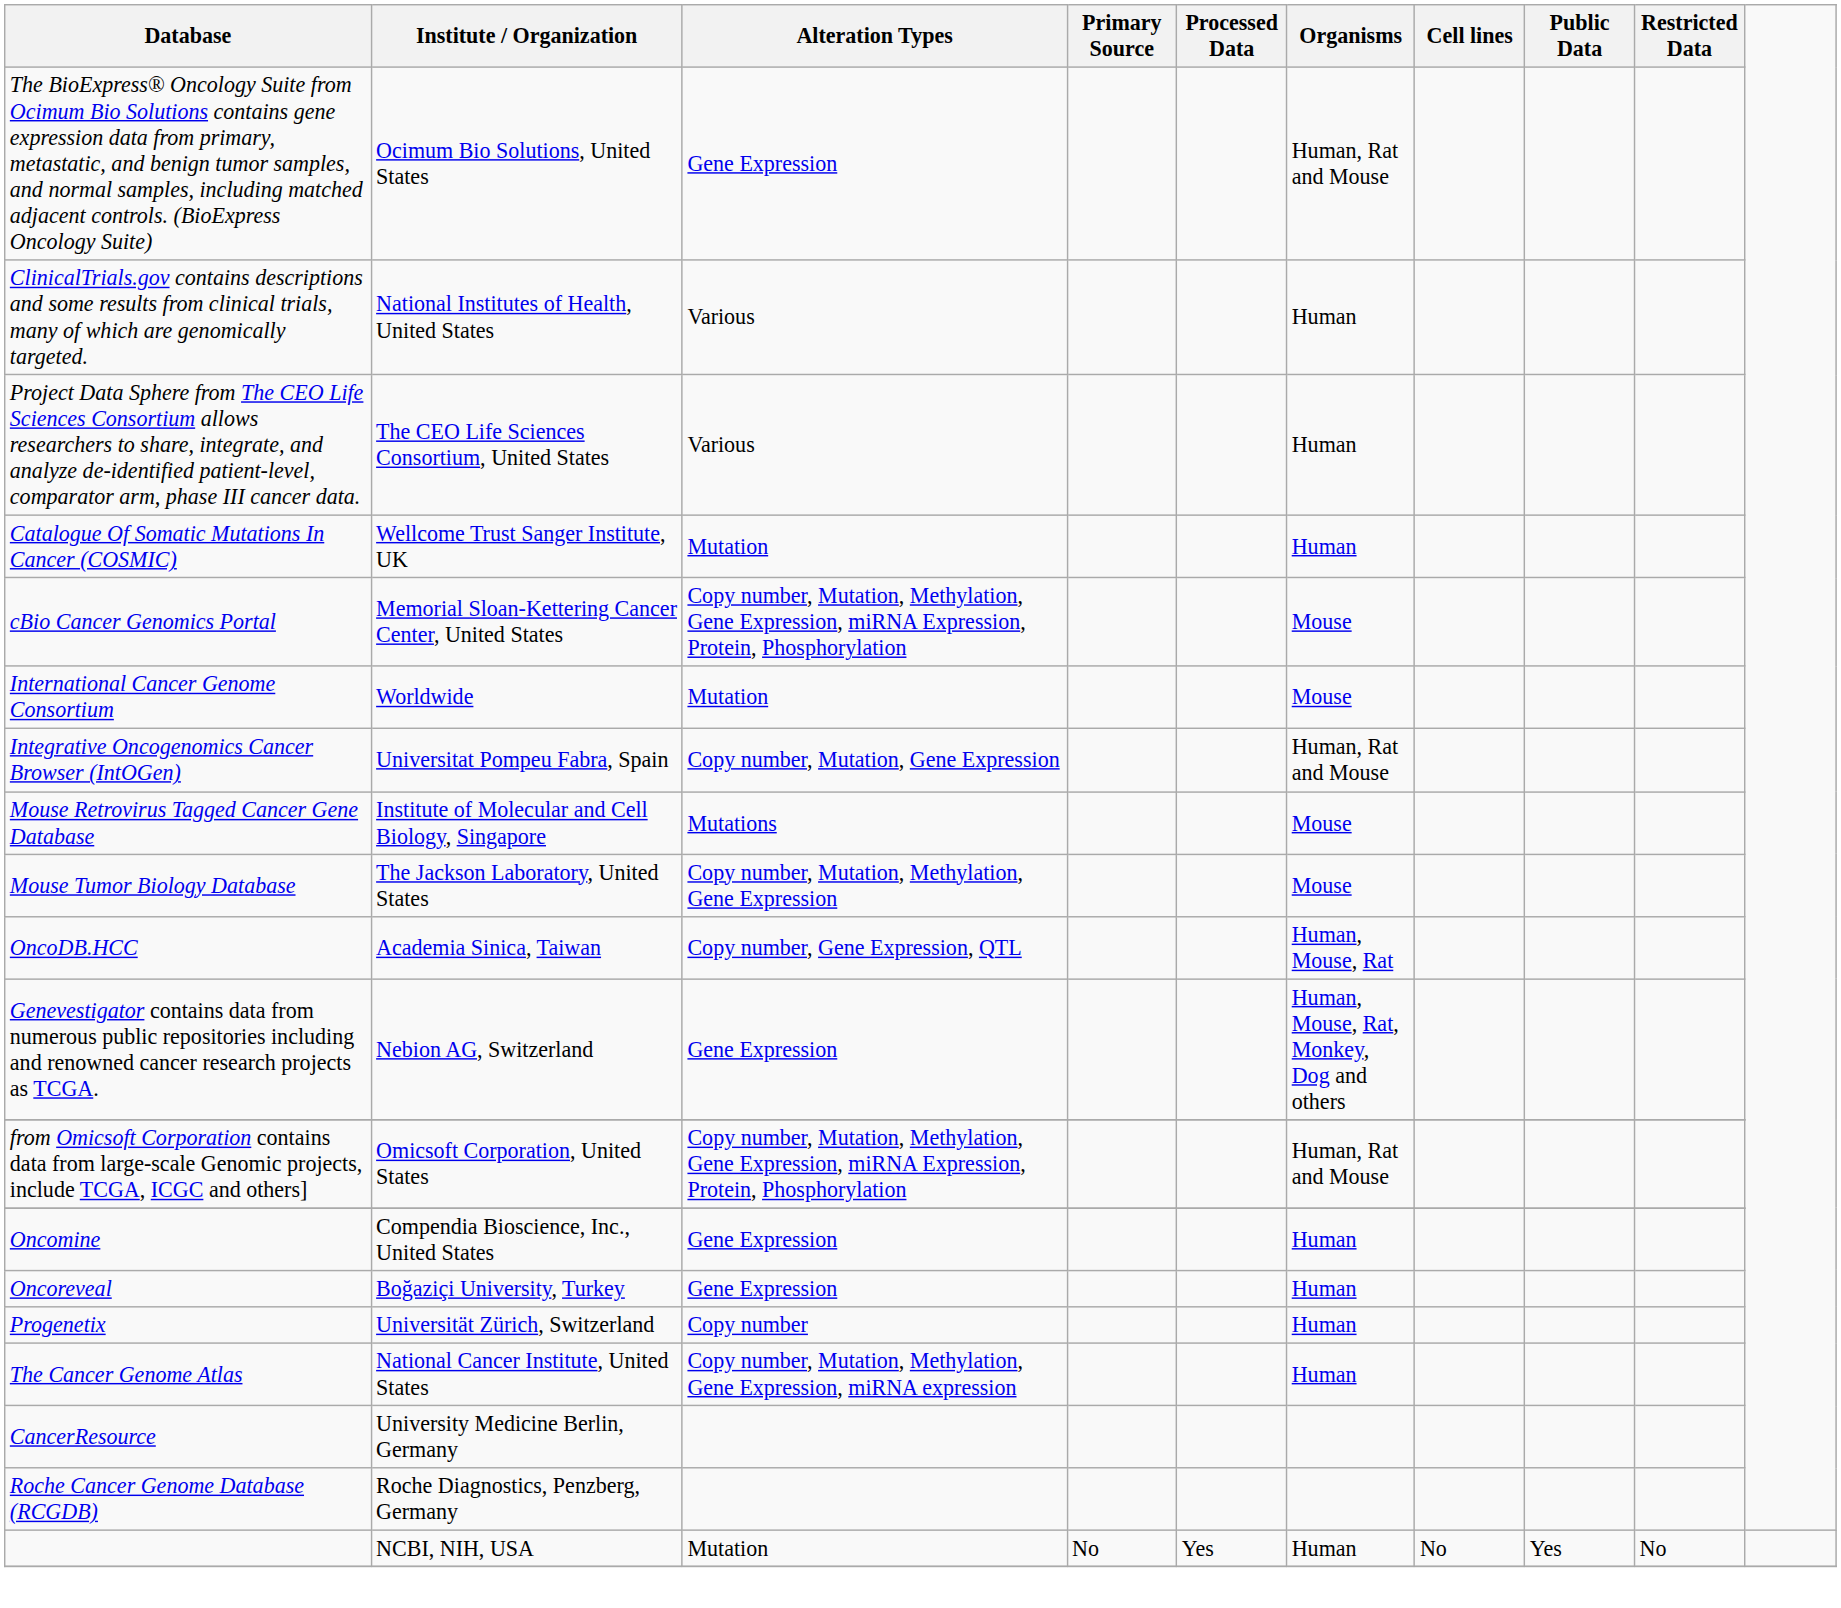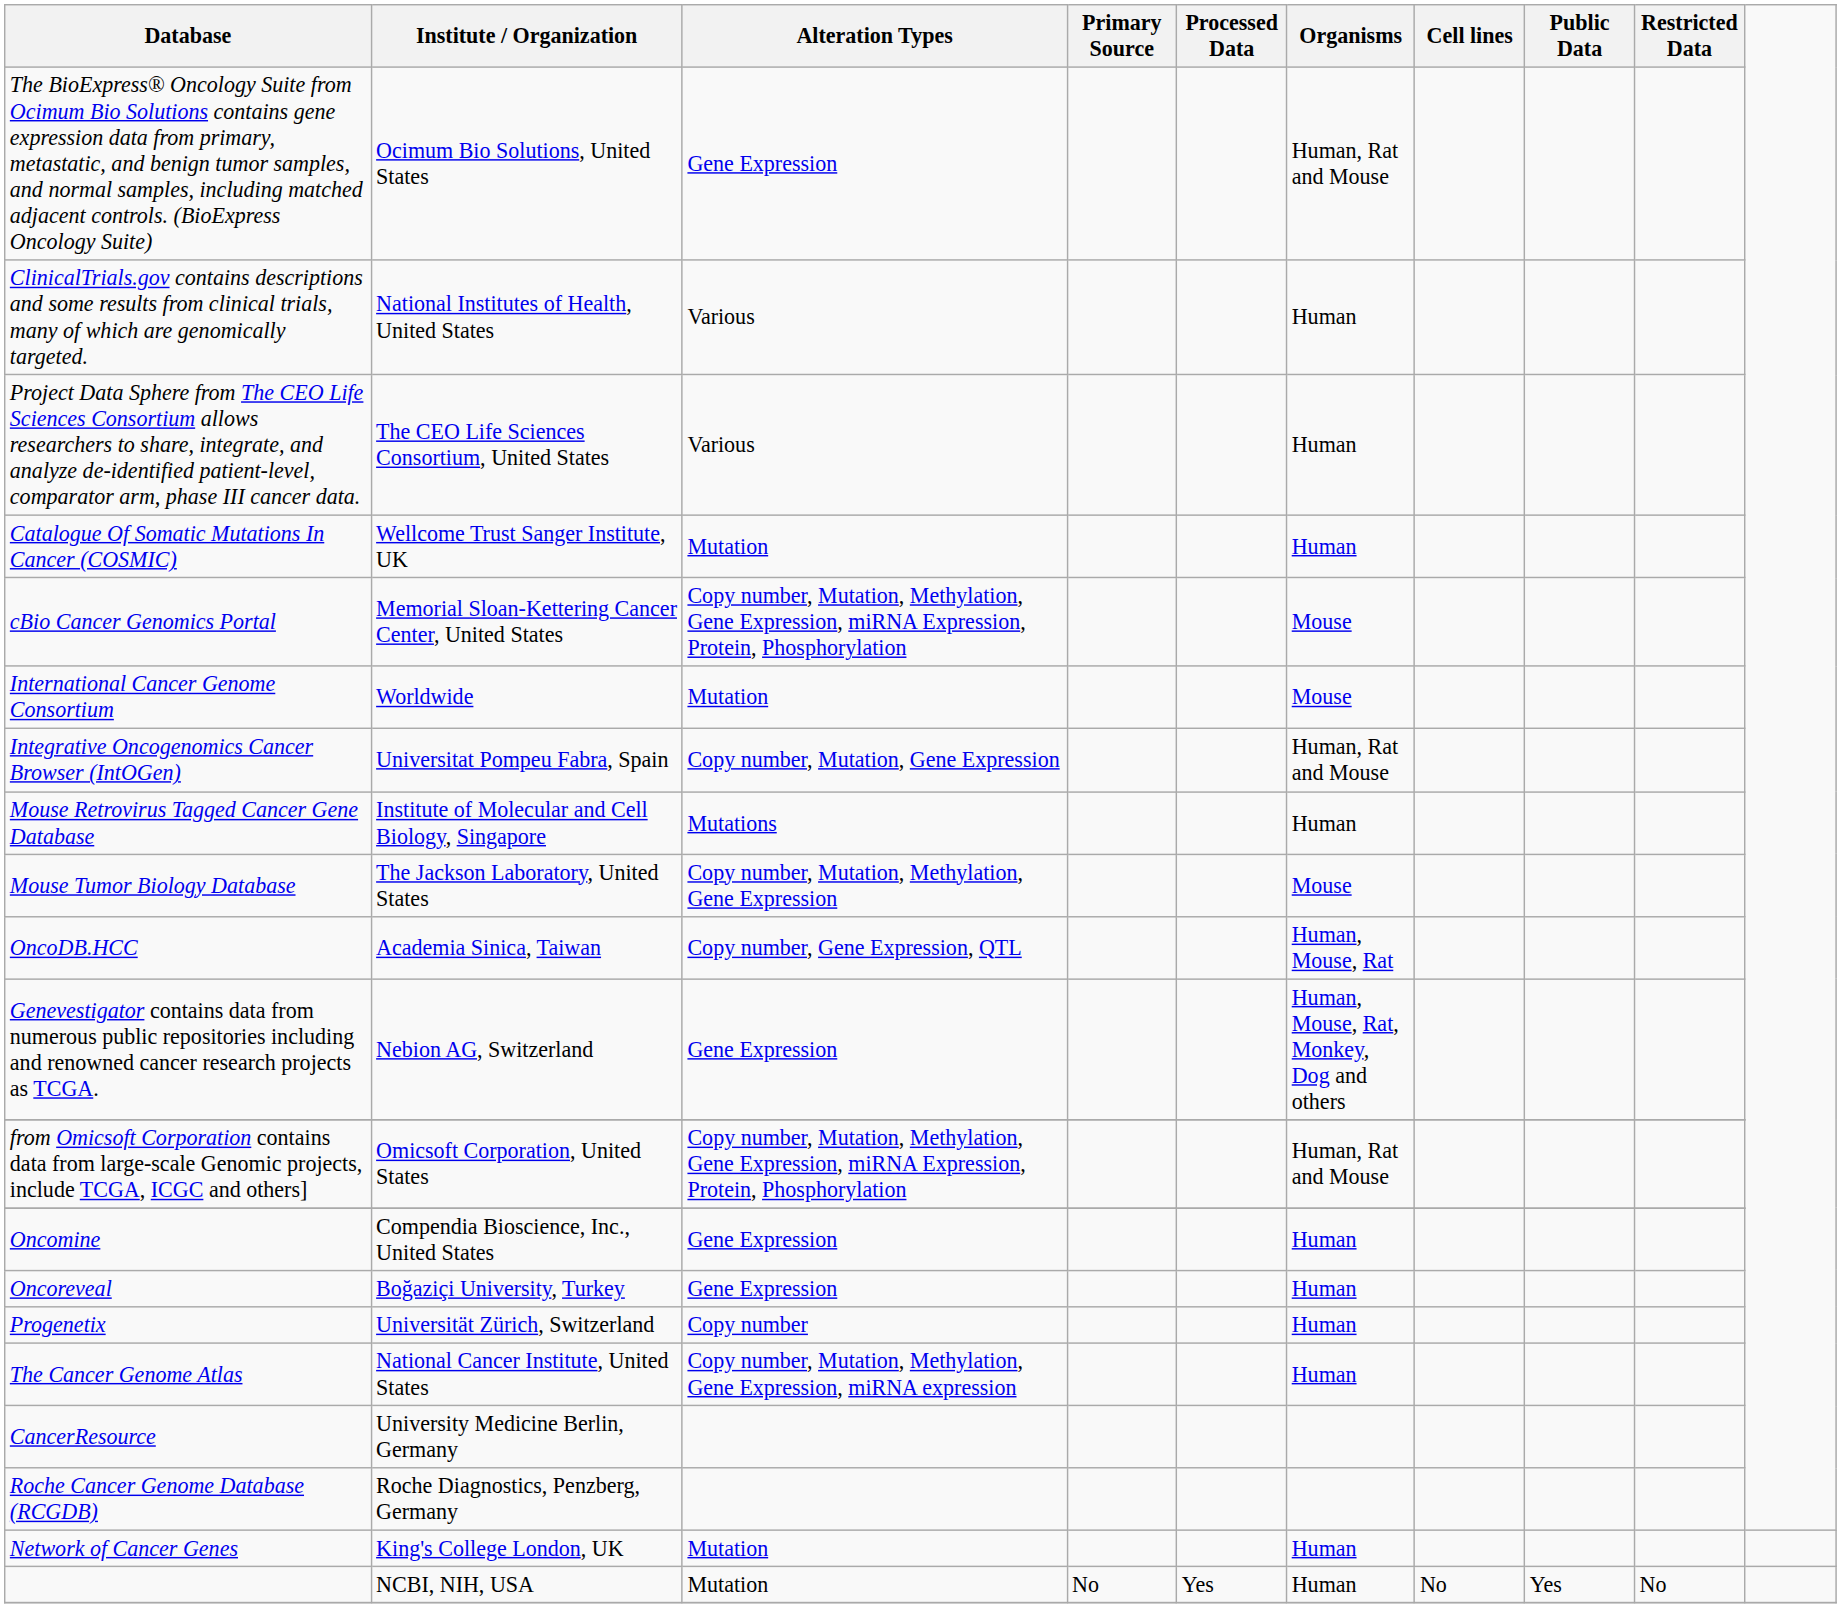(1322, 822) Mouse -> (1324, 822) Human
+ row: (124, 1548)
